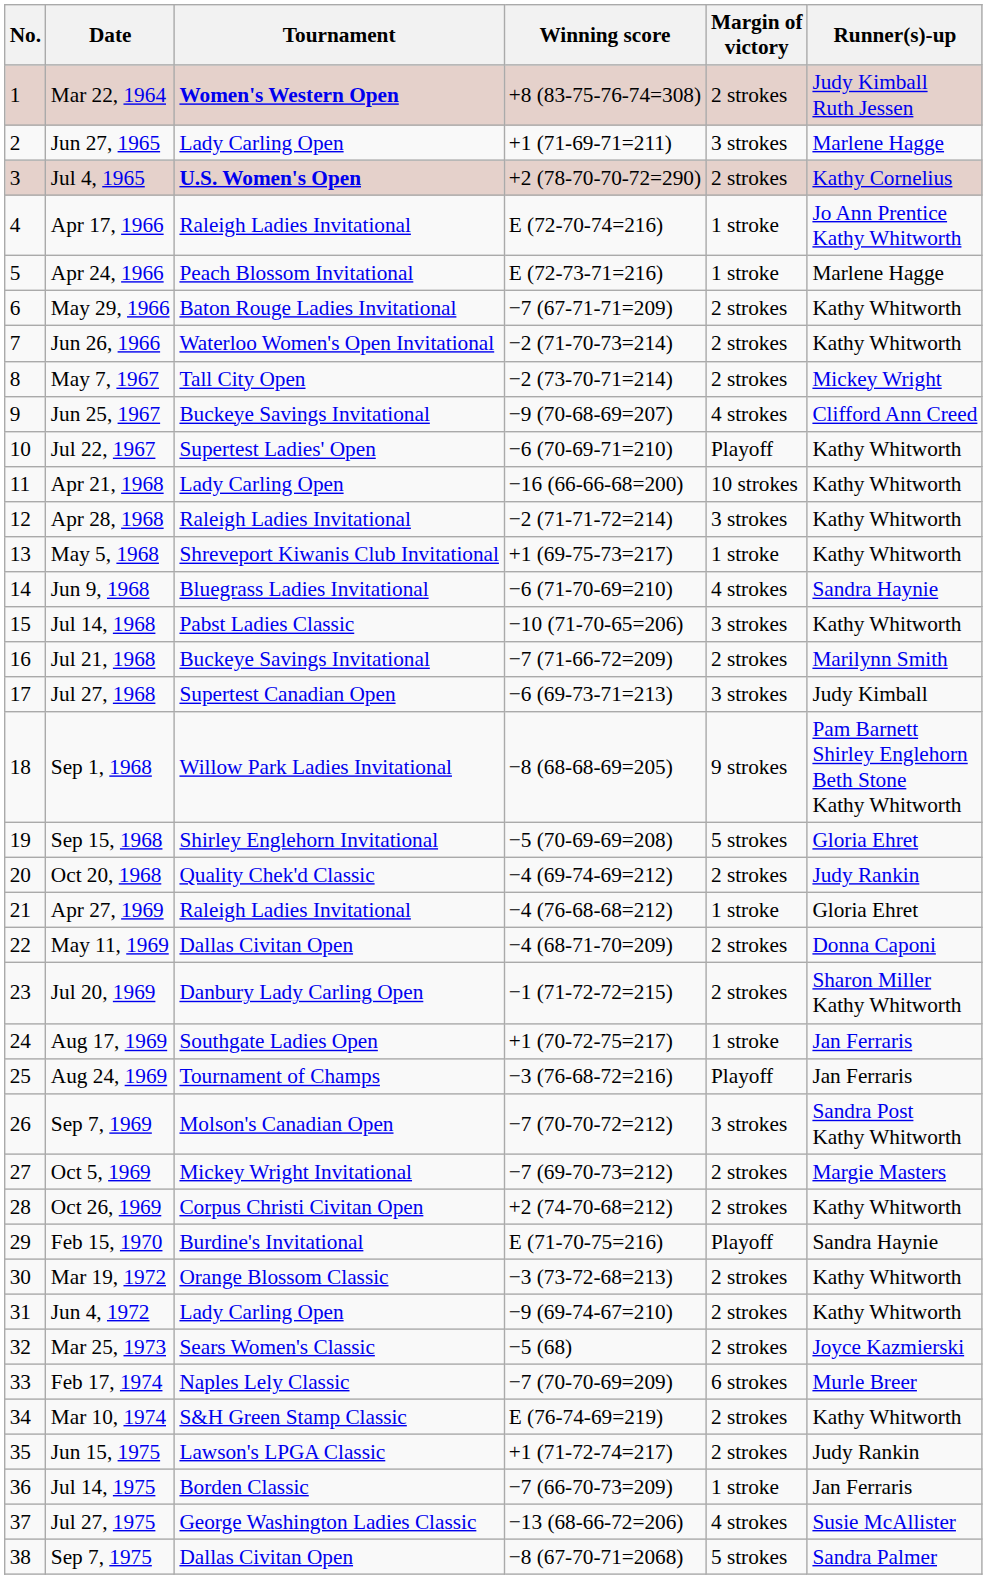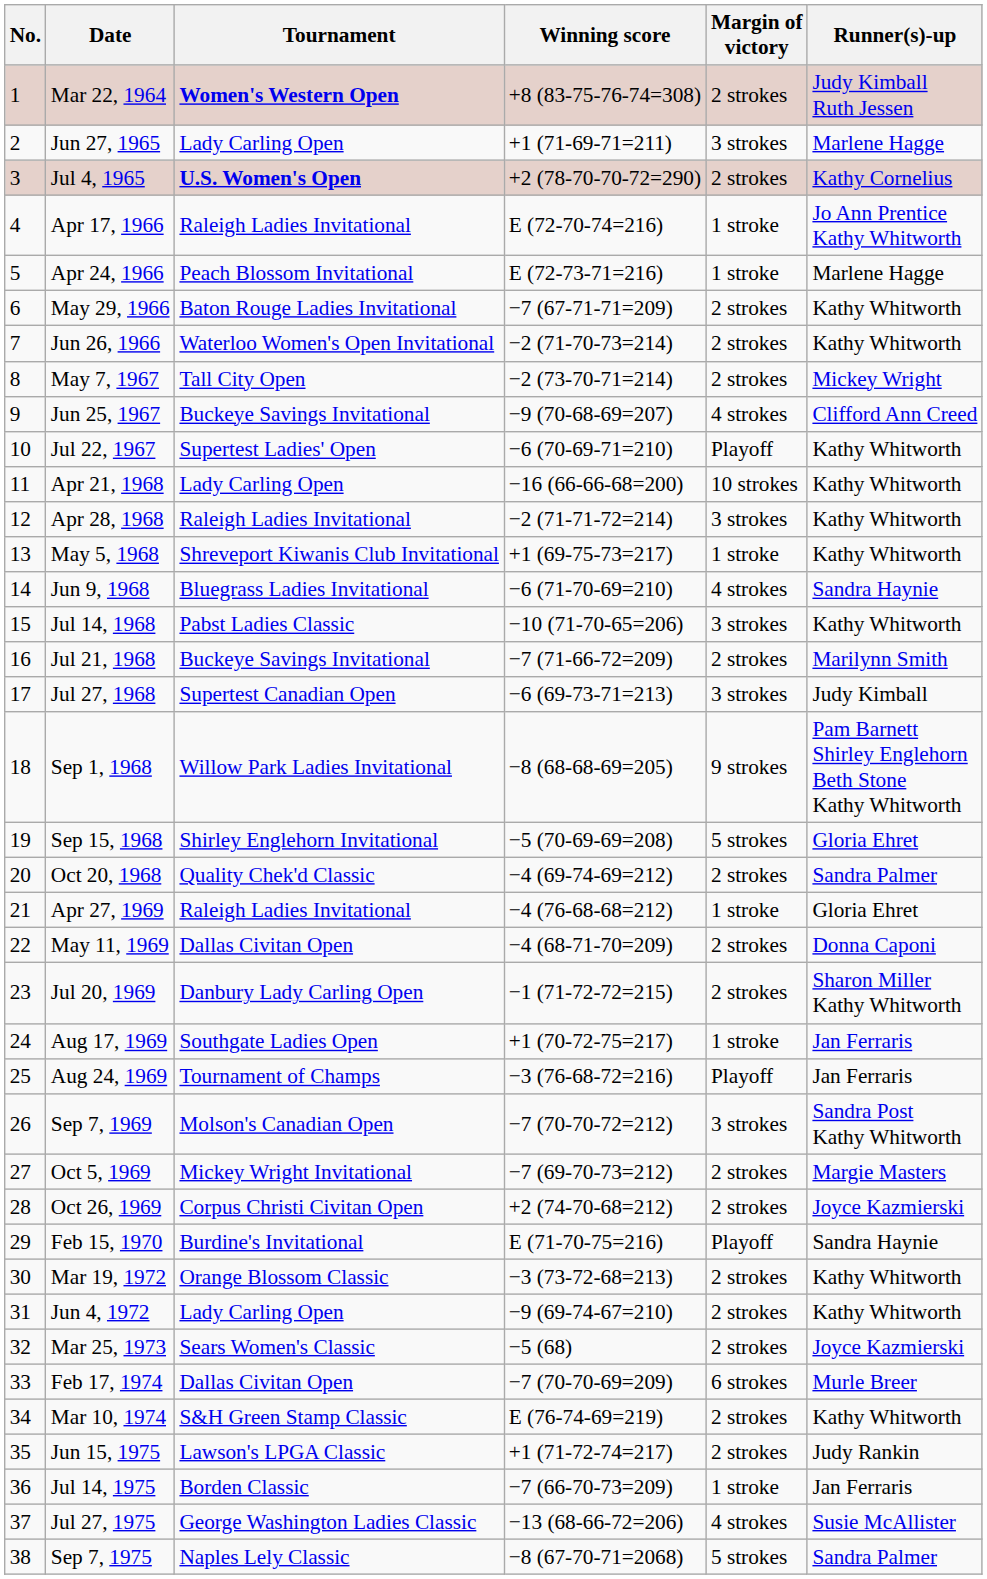(866, 875) Judy Rankin -> (875, 875) Sandra Palmer
(887, 1206) Kathy Whitworth -> (888, 1206) Joyce Kazmierski
(264, 1381) Naples Lely Classic -> (266, 1381) Dallas Civitan Open
(266, 1557) Dallas Civitan Open -> (264, 1557) Naples Lely Classic
